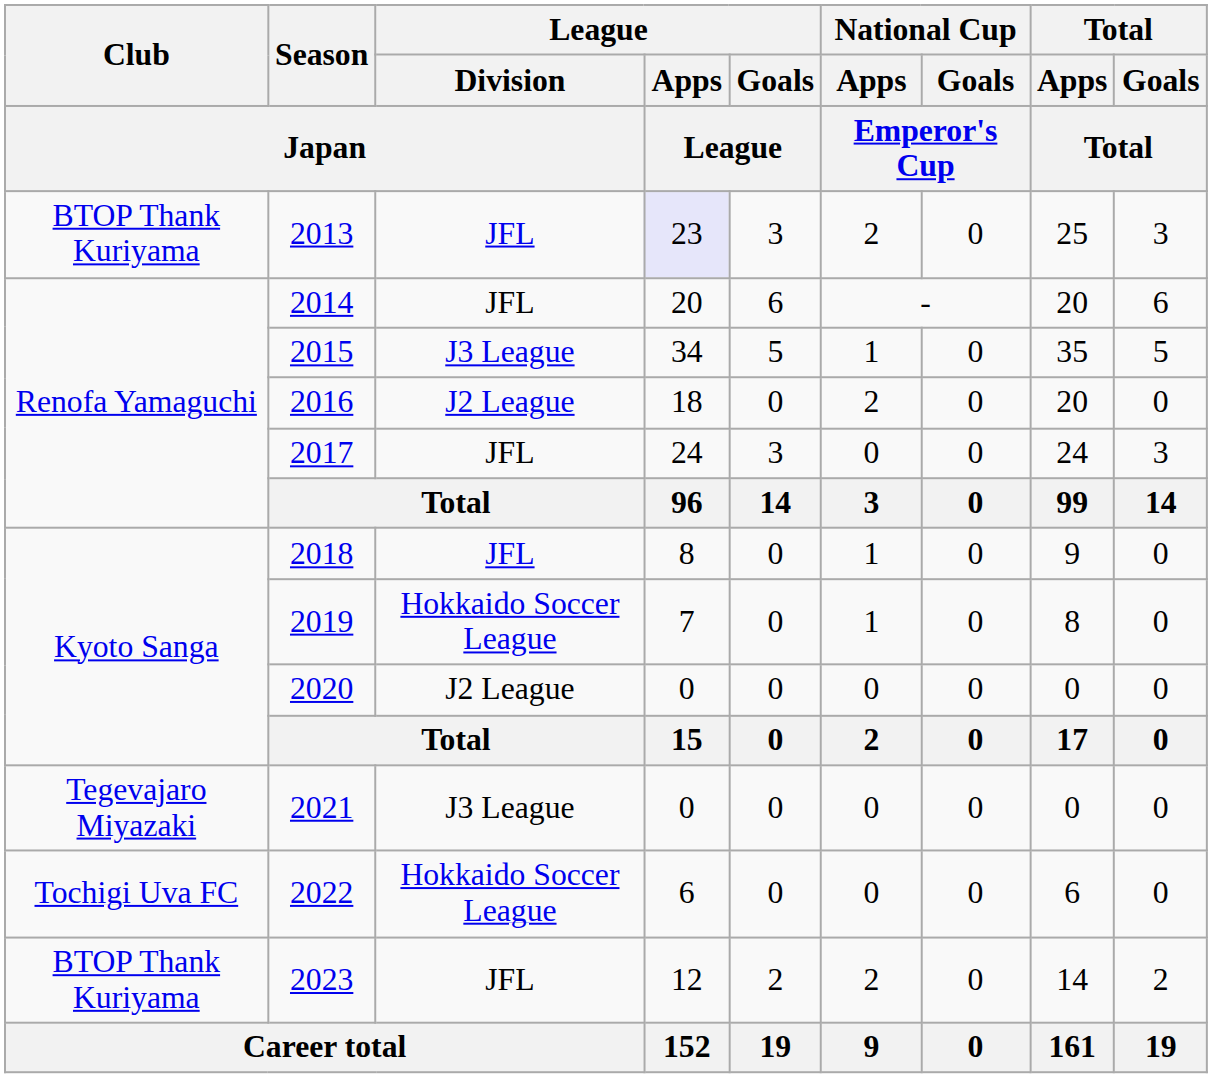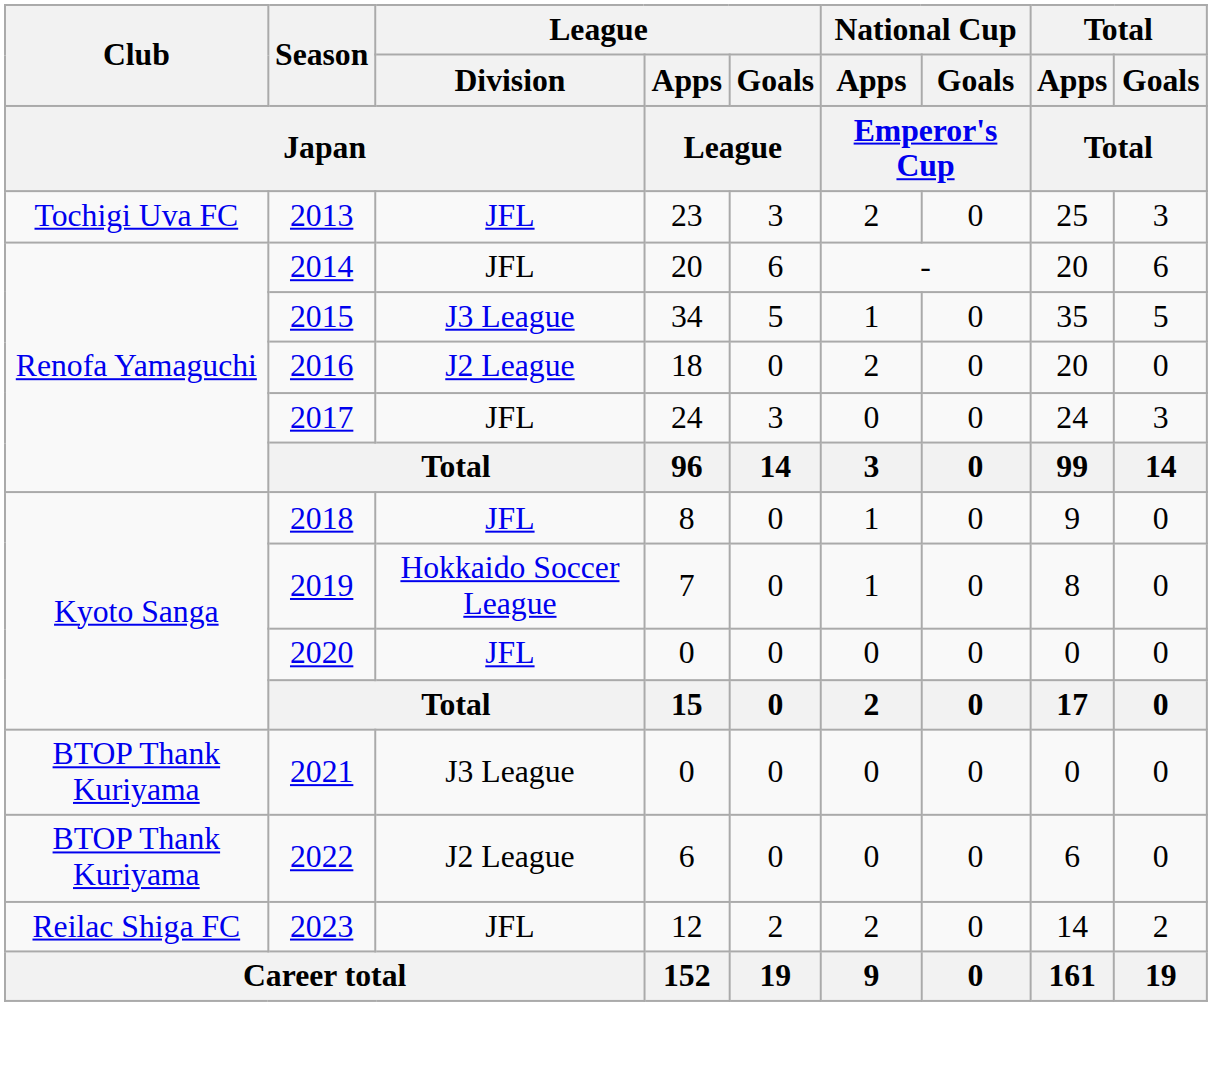(136, 233) BTOP Thank Kuriyama -> (136, 215) Tochigi Uva FC
(687, 233) lavender background -> (687, 215) no background
(510, 689) J2 League -> (510, 653) JFL
(136, 807) Tegevajaro Miyazaki -> (136, 771) BTOP Thank Kuriyama
(136, 893) Tochigi Uva FC -> (136, 857) BTOP Thank Kuriyama
(510, 893) Hokkaido Soccer League -> (510, 857) J2 League
(136, 979) BTOP Thank Kuriyama -> (136, 925) Reilac Shiga FC
